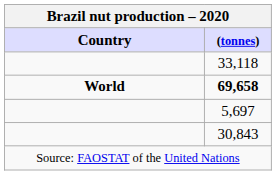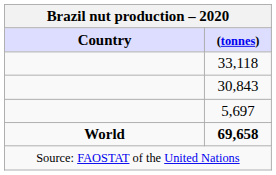rows swapped: (238, 134) <-> (238, 87)
